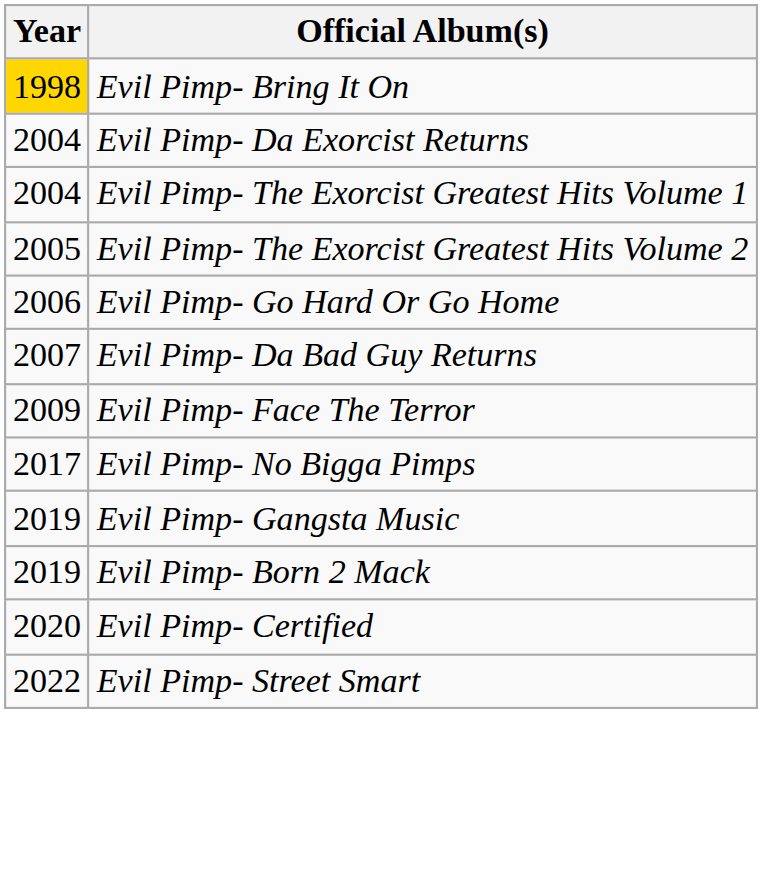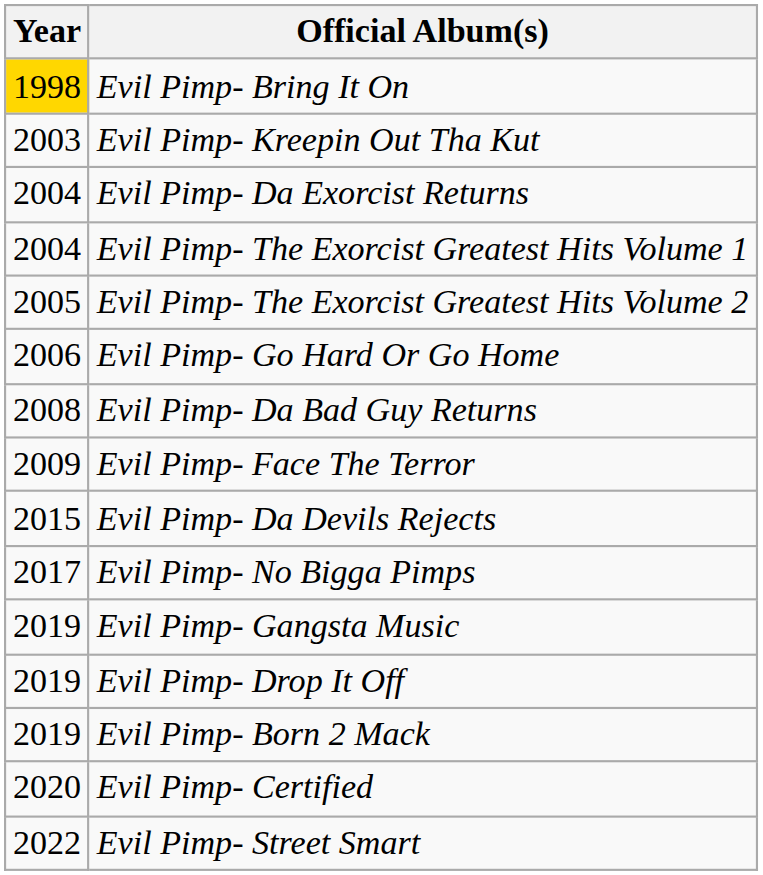+ row: (318, 139)
(47, 355) 2007 -> (47, 409) 2008
+ row: (296, 517)
+ row: (250, 680)
